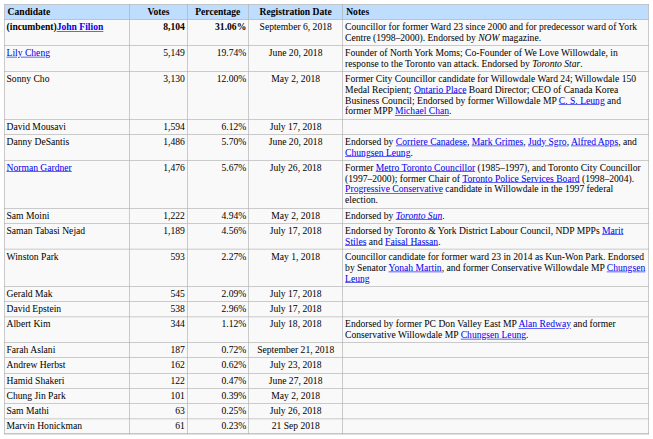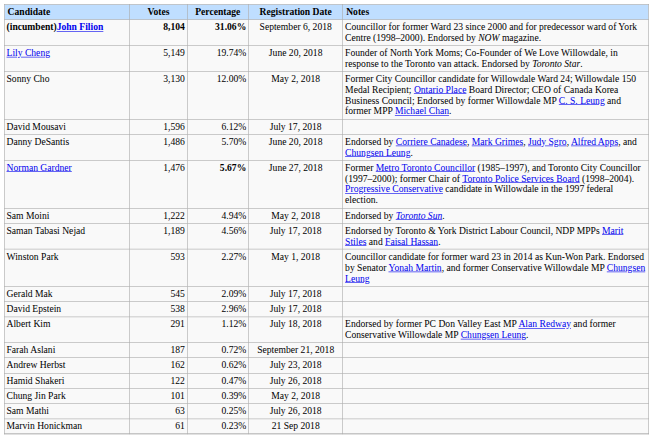(174, 127) 1,594 -> (174, 127) 1,596
(234, 168) normal -> (233, 168) bold
(296, 168) July 26, 2018 -> (296, 168) June 27, 2018
(178, 324) 344 -> (178, 324) 291
(296, 380) June 27, 2018 -> (296, 380) July 26, 2018
